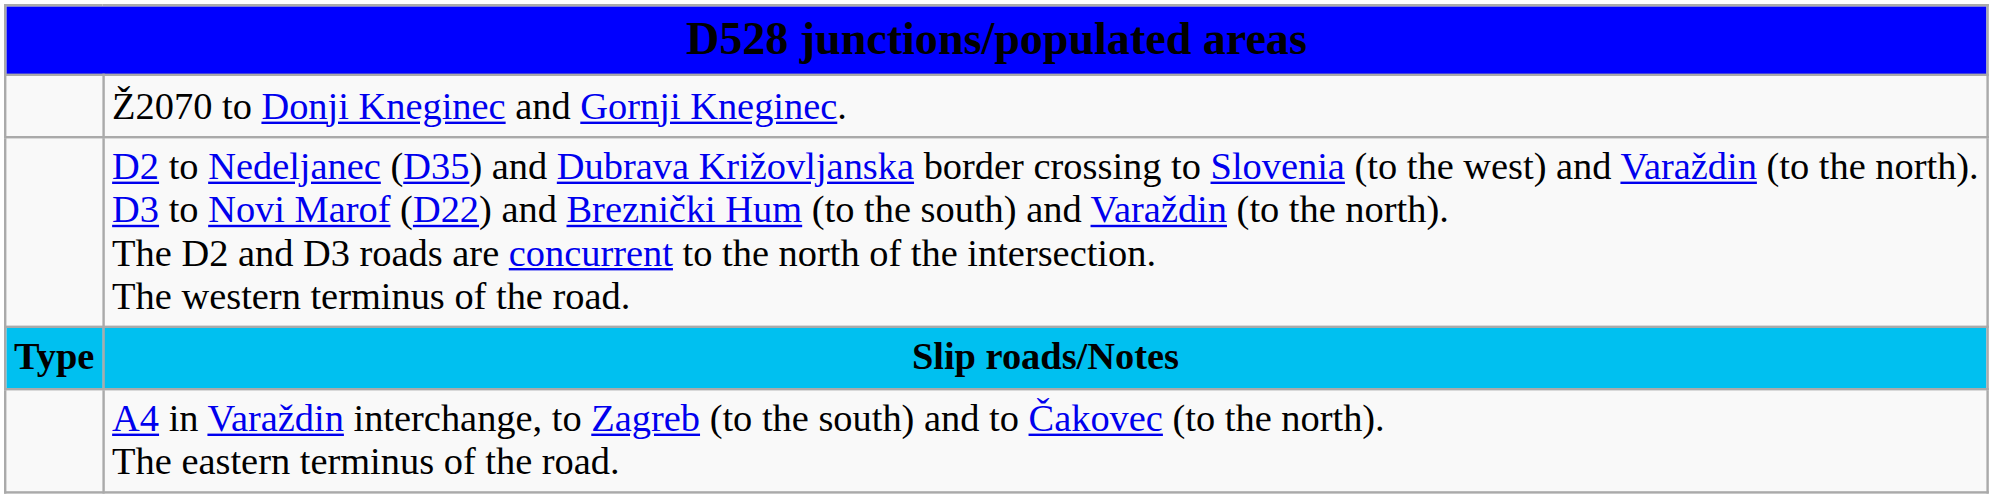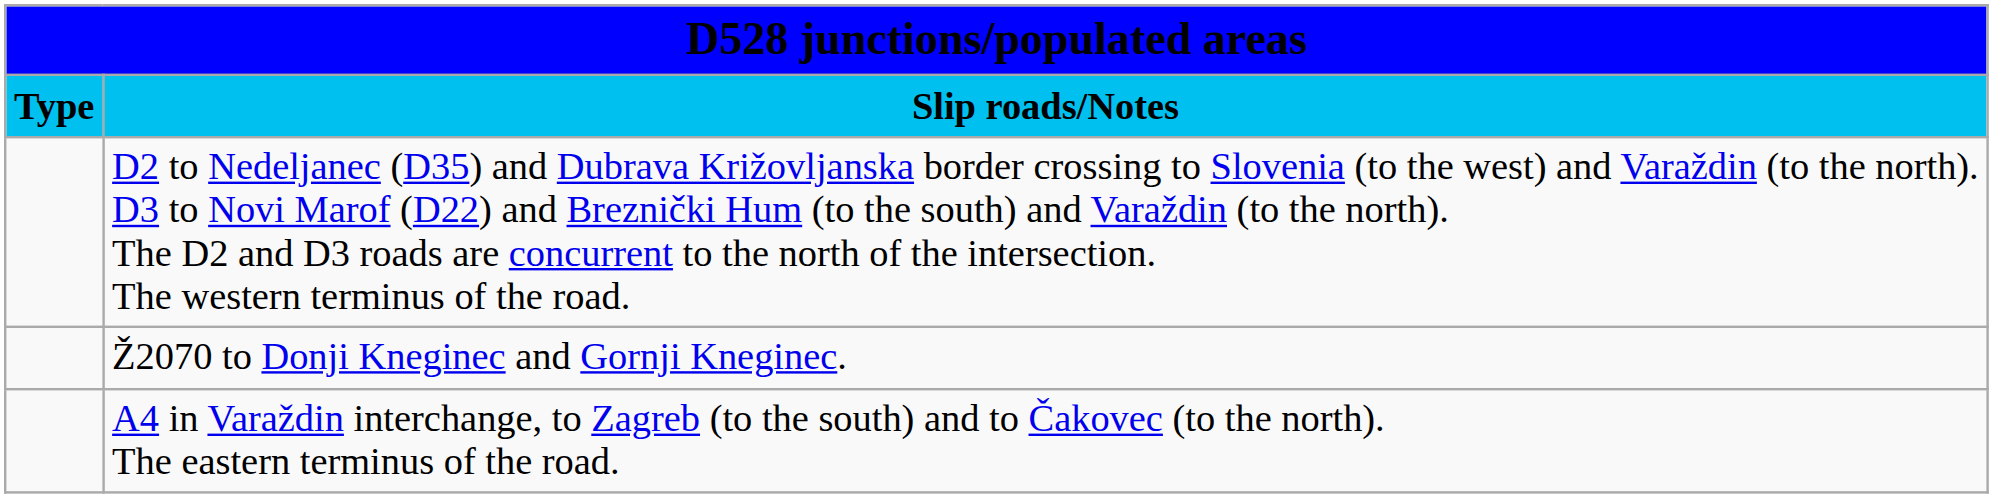rows swapped: (1045, 356) <-> (480, 105)
